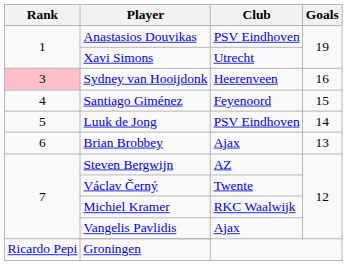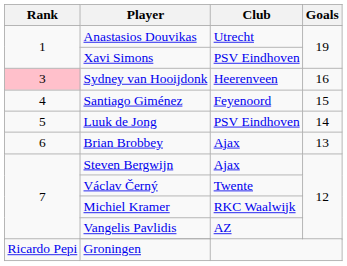(257, 36) PSV Eindhoven -> (234, 36) Utrecht
(234, 57) Utrecht -> (257, 57) PSV Eindhoven
(223, 164) AZ -> (227, 164) Ajax
(227, 228) Ajax -> (223, 228) AZ
